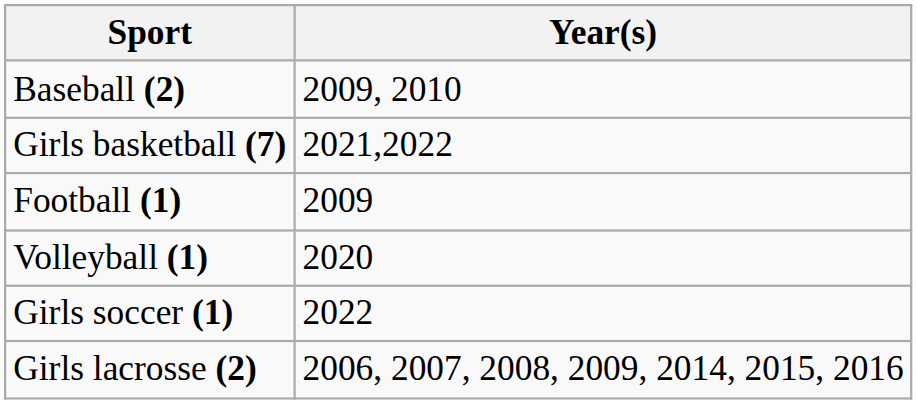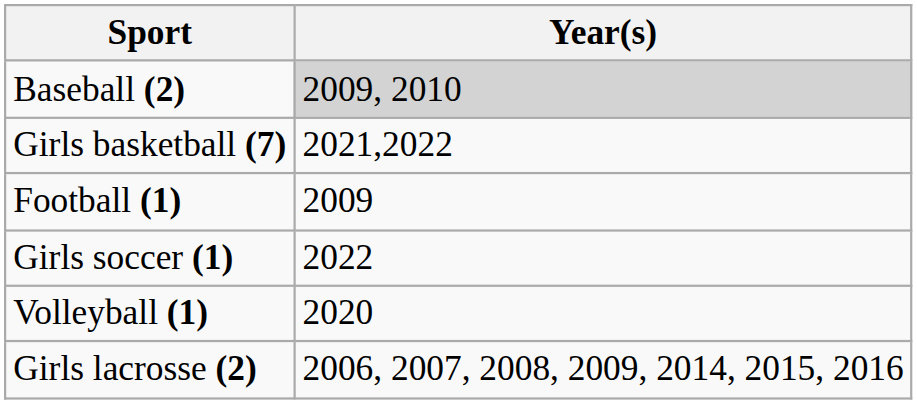(382, 88) no background -> (382, 88) lightgrey background
rows swapped: (123, 312) <-> (111, 256)
